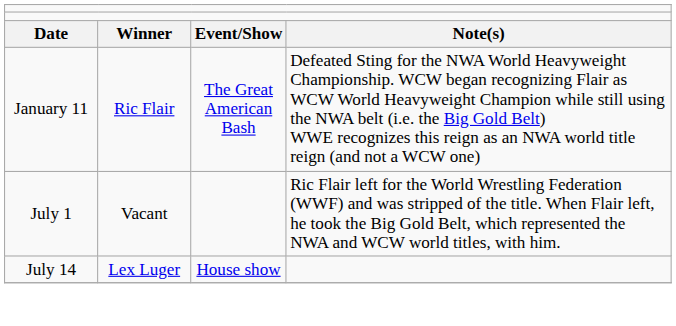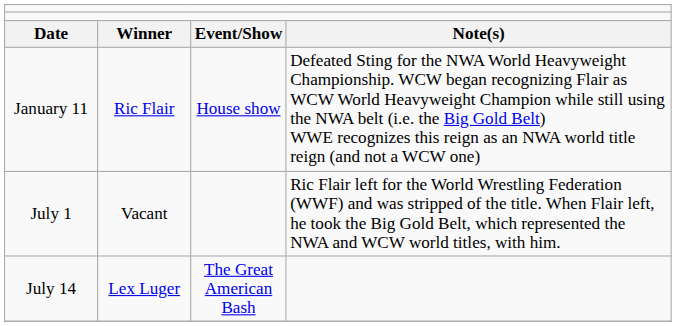(238, 109) The Great American Bash -> (239, 109) House show
(239, 269) House show -> (238, 288) The Great American Bash
